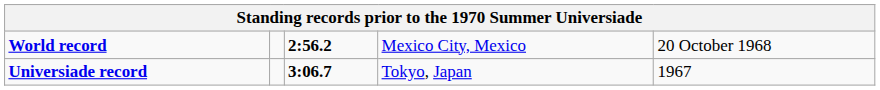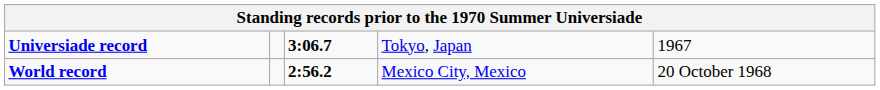rows swapped: (58, 44) <-> (78, 71)
